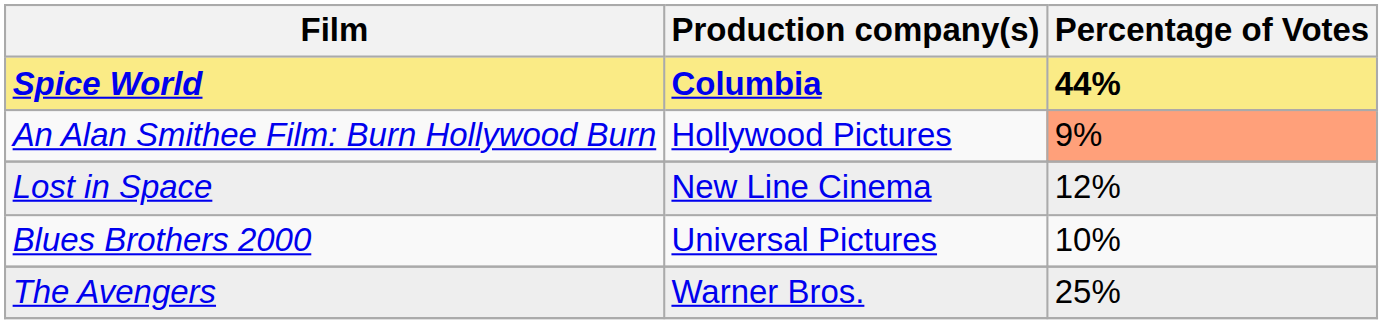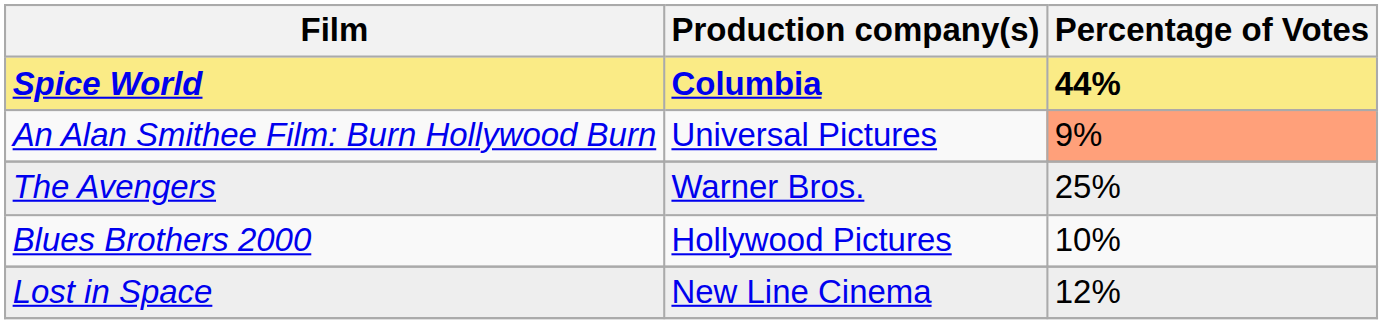(812, 135) Hollywood Pictures -> (804, 135) Universal Pictures
rows swapped: (114, 291) <-> (112, 187)
(804, 239) Universal Pictures -> (812, 239) Hollywood Pictures
